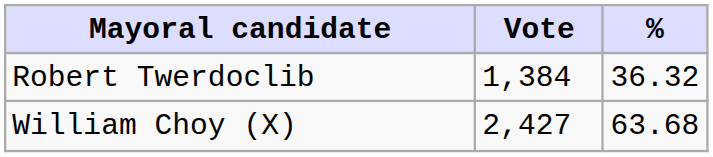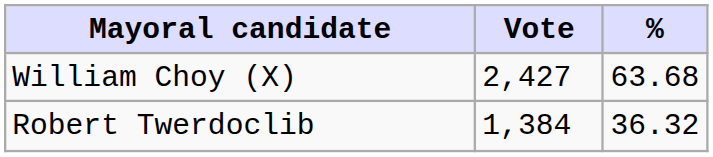rows swapped: (154, 126) <-> (163, 78)
